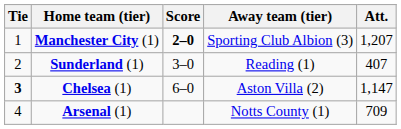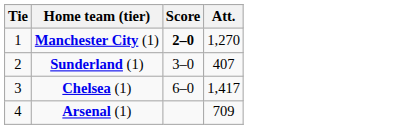- column: (280, 16)
(376, 40) 1,207 -> (224, 40) 1,270
(18, 88) bold -> (18, 88) normal
(376, 88) 1,147 -> (224, 88) 1,417
